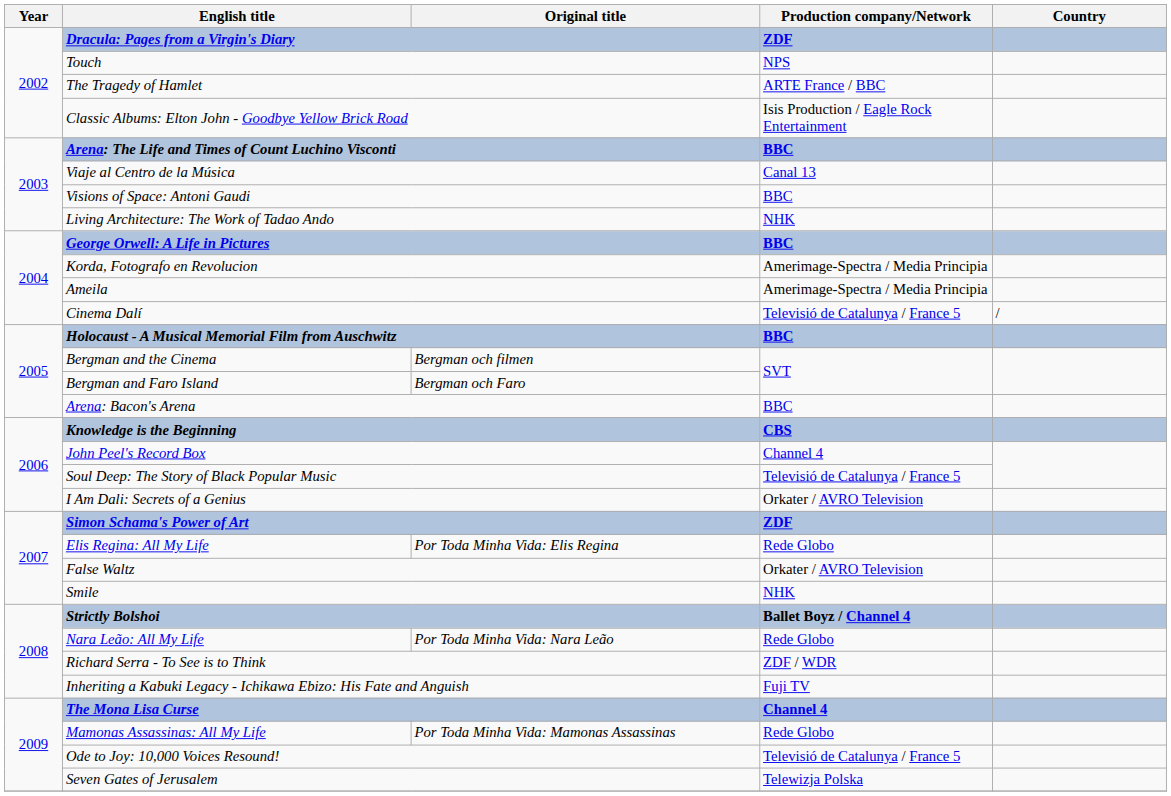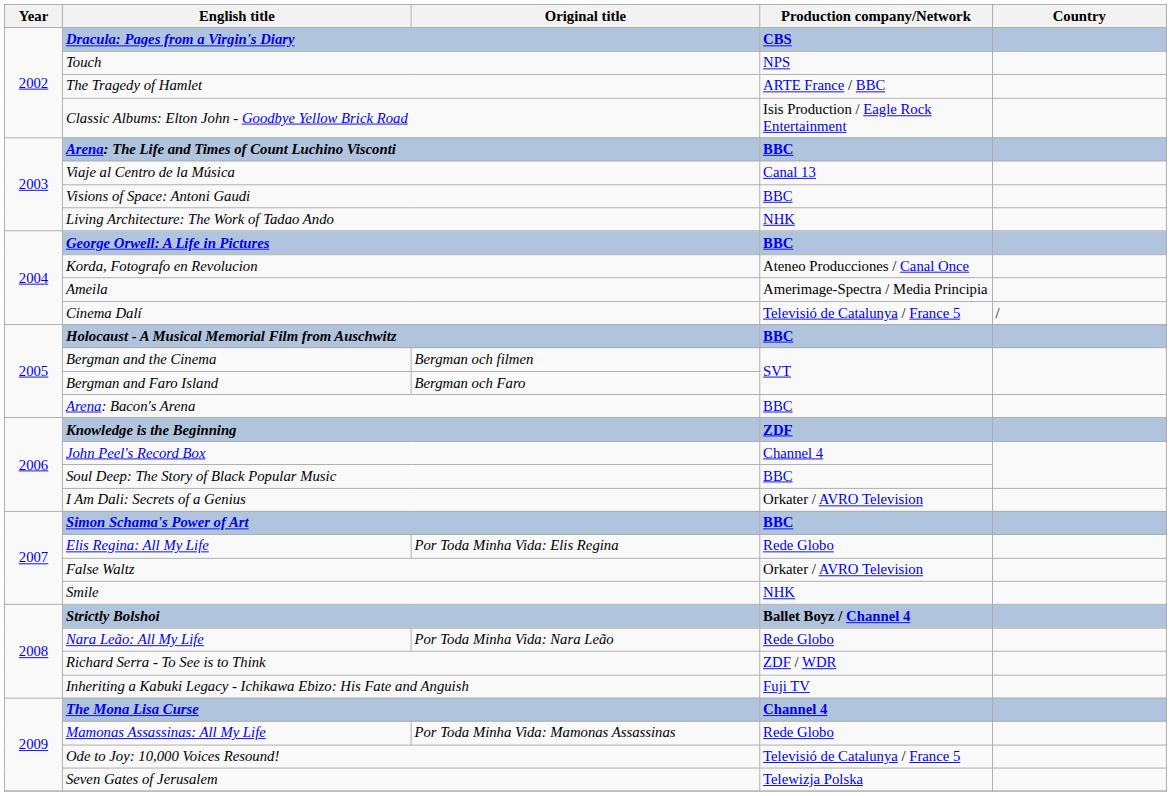(778, 39) ZDF -> (777, 39) CBS
(875, 266) Amerimage-Spectra / Media Principia -> (866, 266) Ateneo Producciones / Canal Once
(777, 429) CBS -> (778, 429) ZDF
(862, 476) Televisió de Catalunya / France 5 -> (778, 476) BBC
(778, 522) ZDF -> (778, 522) BBC
